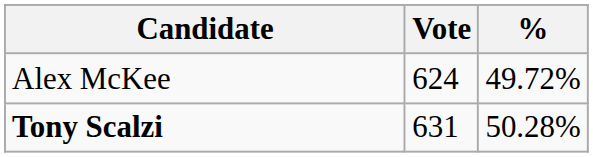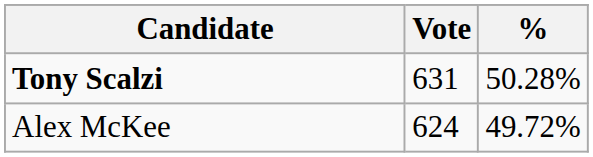rows swapped: (87, 126) <-> (91, 77)
